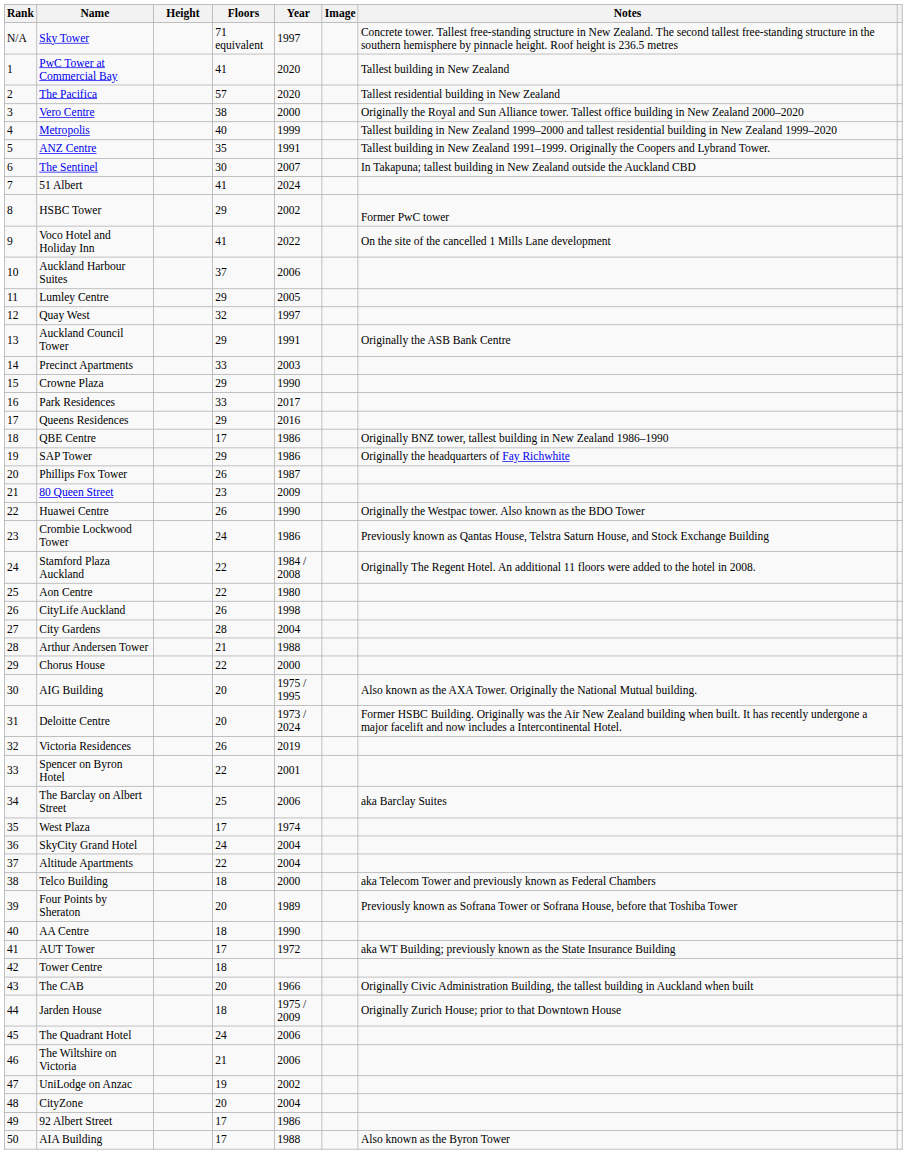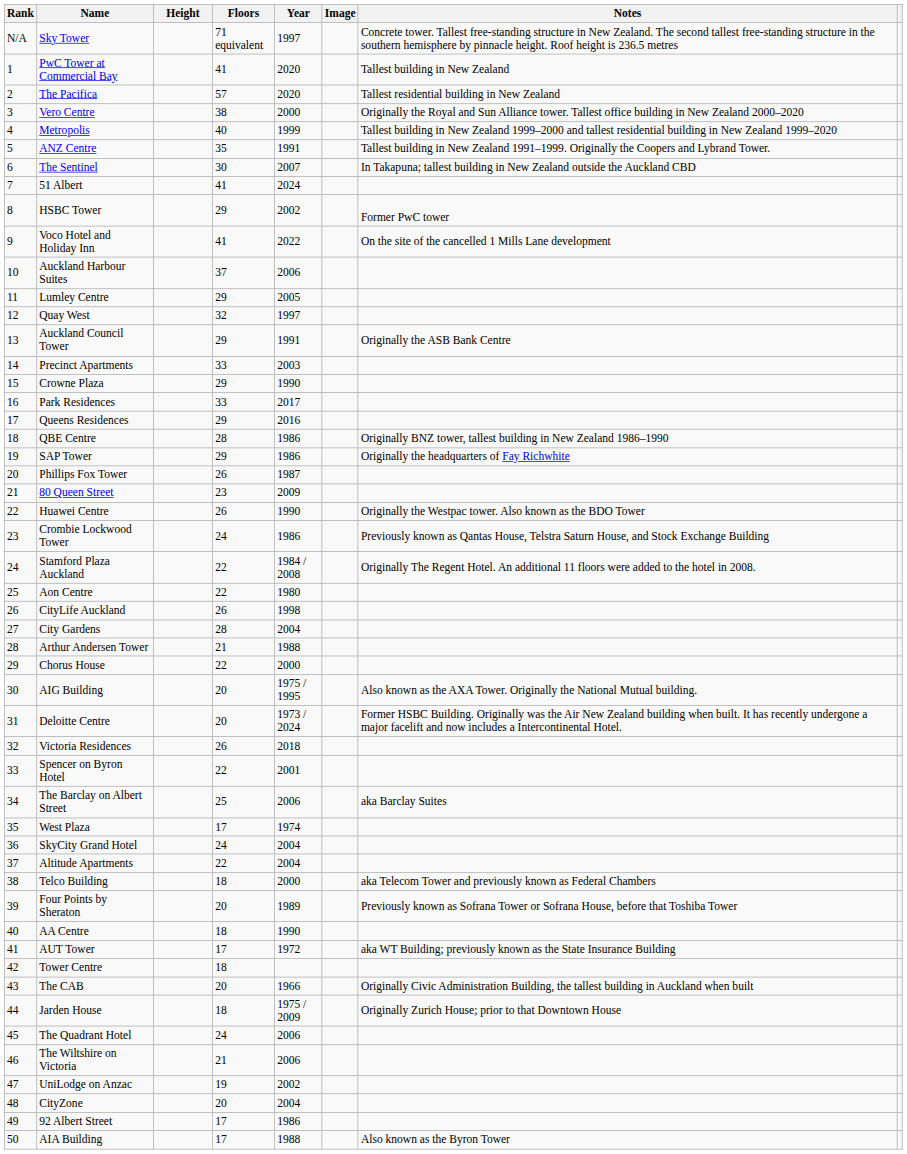(221, 438) 17 -> (221, 438) 28
(289, 746) 2019 -> (289, 746) 2018
